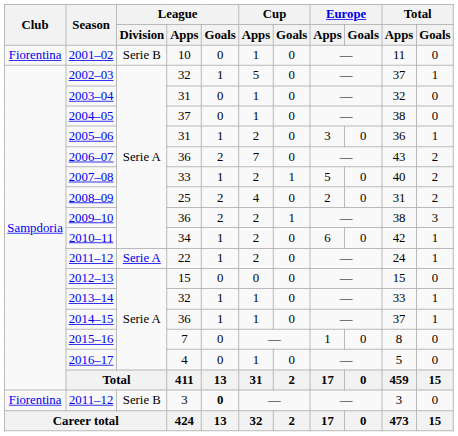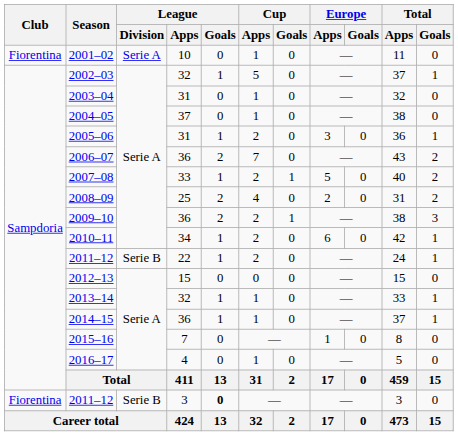(142, 55) Serie B -> (142, 55) Serie A
(142, 258) Serie A -> (142, 258) Serie B
